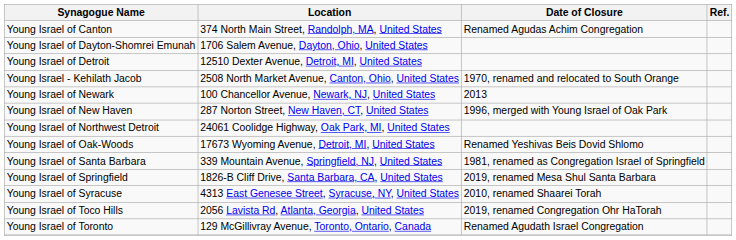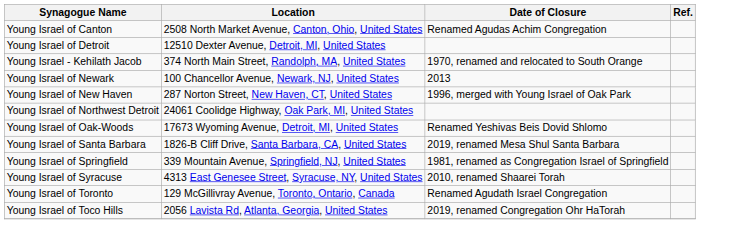(321, 29) 374 North Main Street, Randolph, MA, United States -> (293, 29) 2508 North Market Avenue, Canton, Ohio, United States
- row: (101, 45)
(330, 78) 2508 North Market Avenue, Canton, Ohio, United States -> (285, 62) 374 North Main Street, Randolph, MA, United States
(321, 161) 339 Mountain Avenue, Springfield, NJ, United States -> (285, 144) 1826-B Cliff Drive, Santa Barbara, CA, United States
(584, 161) 1981, renamed as Congregation Israel of Springfield -> (523, 144) 2019, renamed Mesa Shul Santa Barbara
(321, 177) 1826-B Cliff Drive, Santa Barbara, CA, United States -> (285, 161) 339 Mountain Avenue, Springfield, NJ, United States
(560, 177) 2019, renamed Mesa Shul Santa Barbara -> (548, 161) 1981, renamed as Congregation Israel of Springfield
rows swapped: (65, 210) <-> (60, 227)
